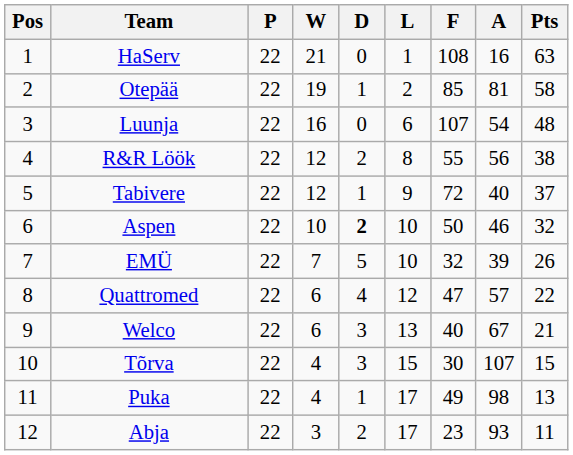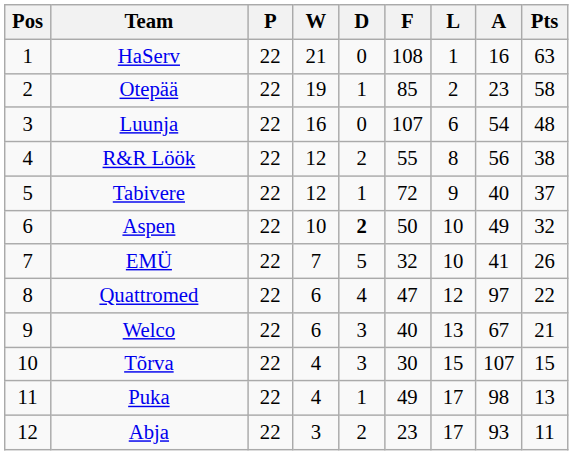columns swapped: (407, 21) <-> (453, 21)
(499, 90) 81 -> (499, 90) 23
(499, 227) 46 -> (499, 227) 49
(499, 261) 39 -> (499, 261) 41
(499, 295) 57 -> (499, 295) 97
